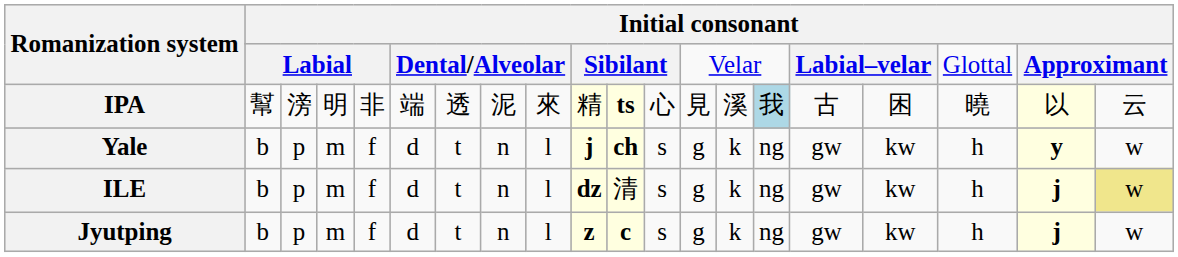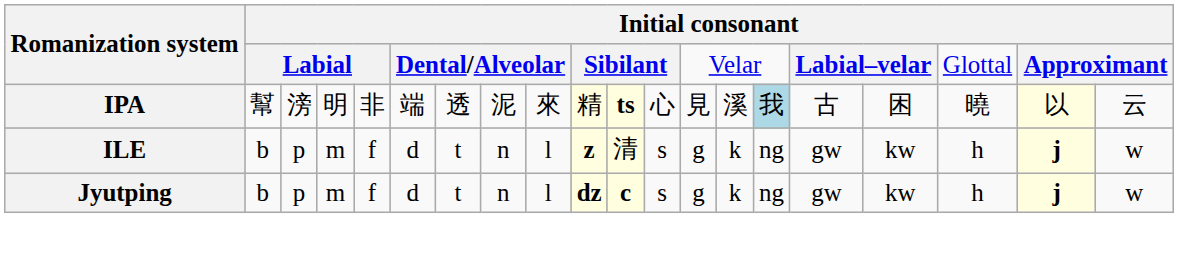- row: (125, 147)
(589, 189) dz -> (589, 150) z
(1134, 189) khaki background -> (1134, 150) no background
(589, 231) z -> (589, 191) dz
